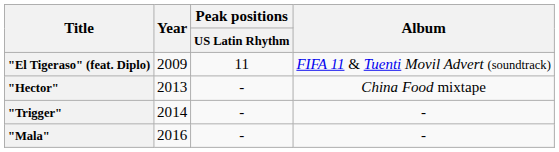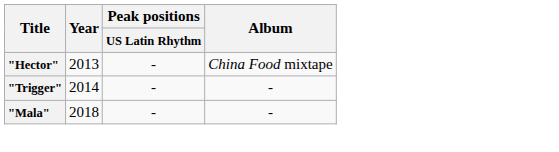- row: (79, 65)
(172, 135) 2016 -> (84, 111) 2018
